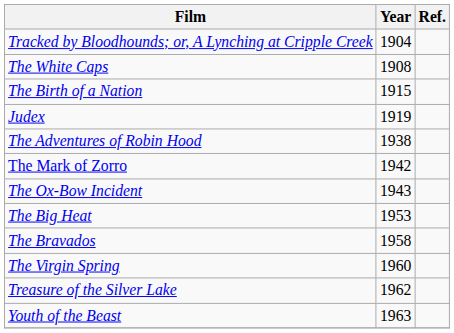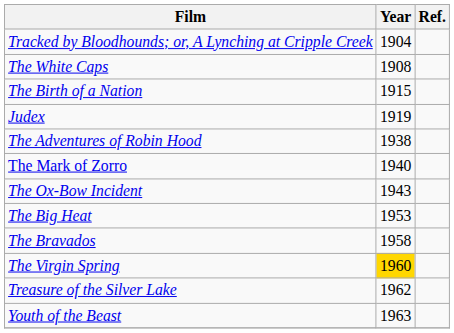(396, 166) 1942 -> (396, 166) 1940
(396, 265) no background -> (396, 265) gold background
